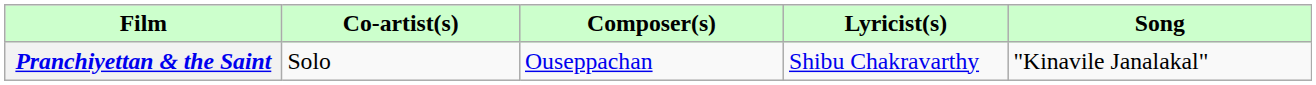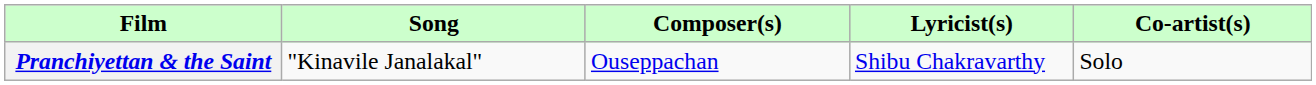columns swapped: (1160, 23) <-> (401, 23)
